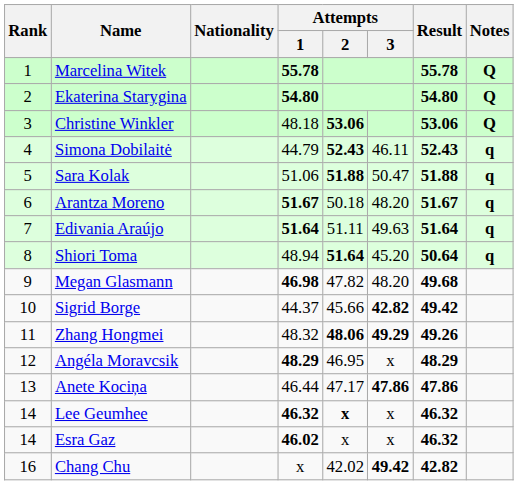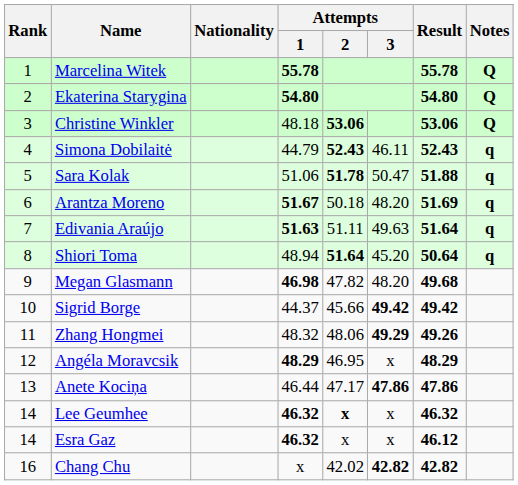(345, 176) 51.88 -> (345, 176) 51.78
(439, 202) 51.67 -> (439, 202) 51.69
(300, 228) 51.64 -> (300, 228) 51.63
(390, 307) 42.82 -> (390, 307) 49.42
(345, 334) bold -> (345, 334) normal
(300, 439) 46.02 -> (300, 439) 46.32
(439, 439) 46.32 -> (439, 439) 46.12
(390, 466) 49.42 -> (390, 466) 42.82
